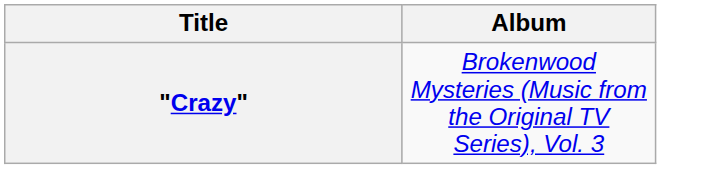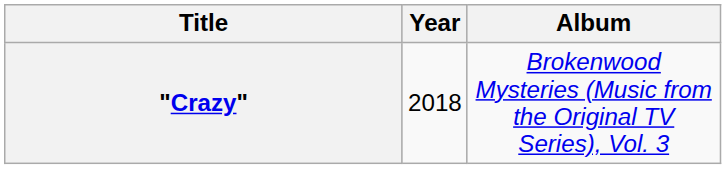+ column: (435, 23)
